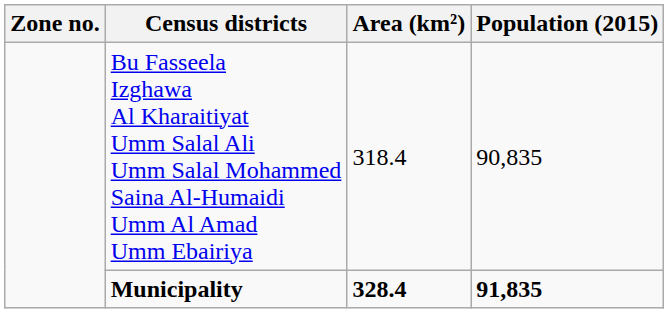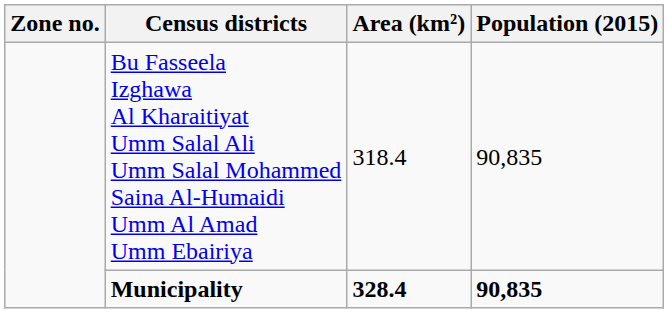(509, 288) 91,835 -> (509, 288) 90,835
